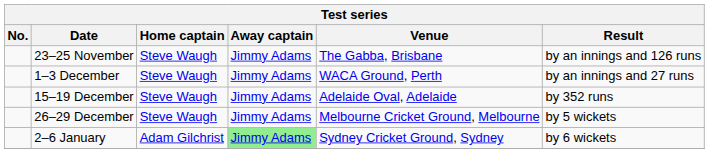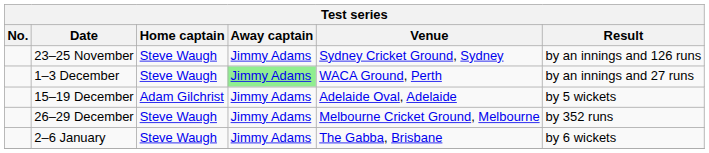(381, 55) The Gabba, Brisbane -> (411, 55) Sydney Cricket Ground, Sydney
(271, 76) no background -> (271, 76) lightgreen background
(178, 96) Steve Waugh -> (182, 96) Adam Gilchrist
(579, 96) by 352 runs -> (581, 96) by 5 wickets
(581, 117) by 5 wickets -> (579, 117) by 352 runs
(182, 138) Adam Gilchrist -> (178, 138) Steve Waugh
(271, 138) lightgreen background -> (271, 138) no background
(411, 138) Sydney Cricket Ground, Sydney -> (381, 138) The Gabba, Brisbane
